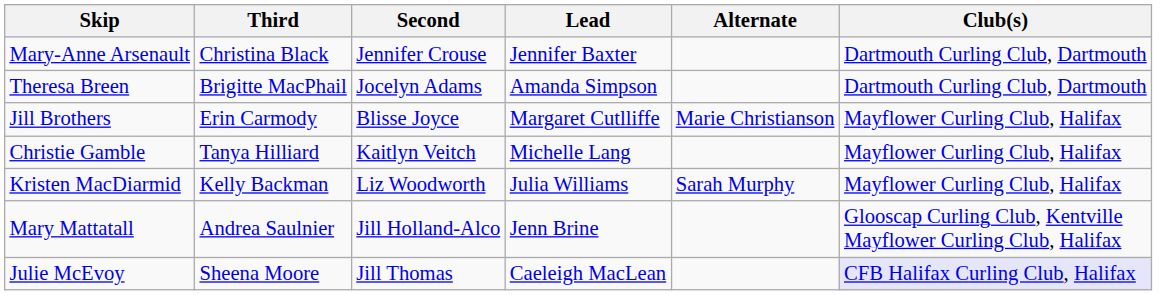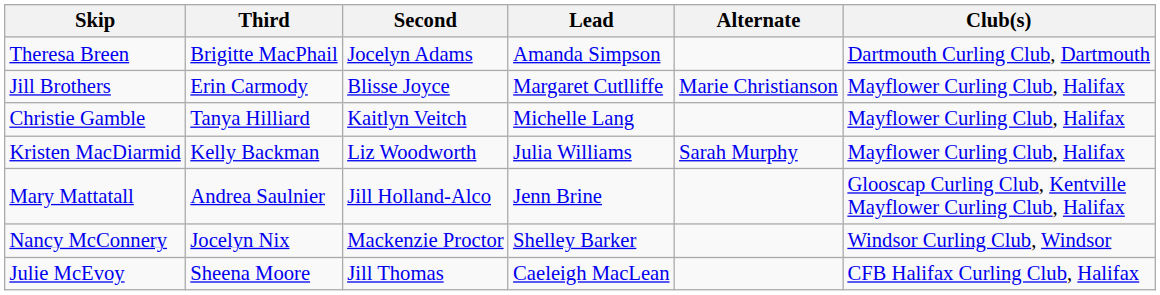- row: (100, 53)
+ row: (88, 240)
(990, 273) lavender background -> (993, 273) no background
